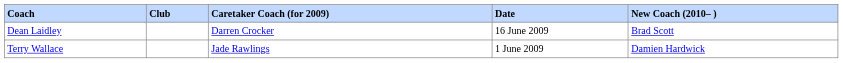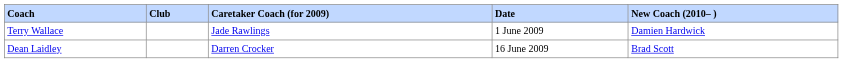rows swapped: (35, 49) <-> (34, 31)
